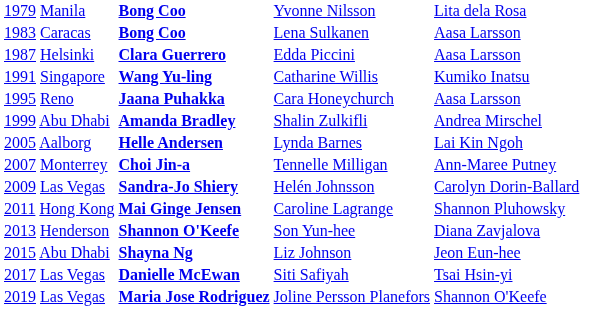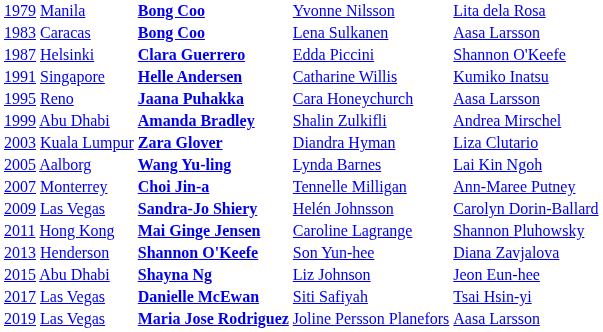(477, 54) Aasa Larsson -> (510, 54) Shannon O'Keefe
(165, 76) Wang Yu-ling -> (190, 76) Helle Andersen
+ row: (69, 142)
(171, 142) Helle Andersen -> (185, 164) Wang Yu-ling
(490, 296) Shannon O'Keefe -> (497, 318) Aasa Larsson
